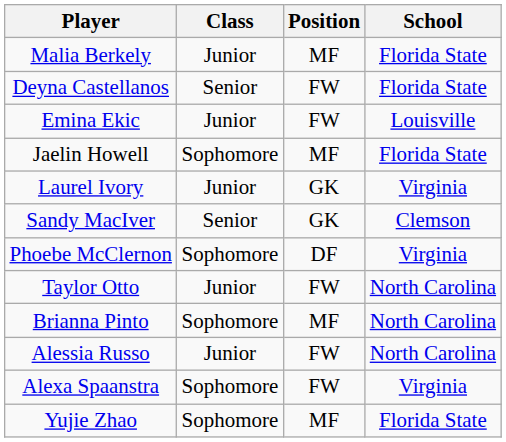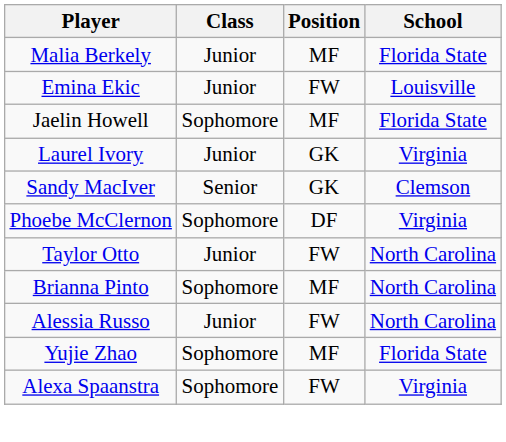- row: (91, 87)
rows swapped: (91, 386) <-> (91, 420)
